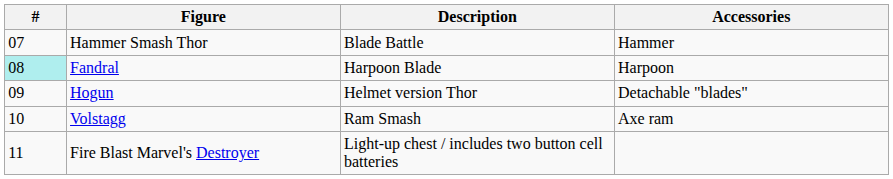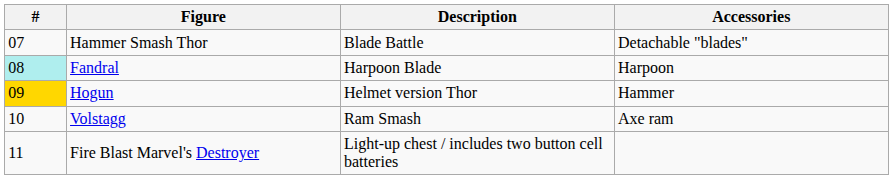(646, 42) Hammer -> (683, 42) Detachable "blades"
(16, 93) no background -> (16, 93) gold background
(683, 93) Detachable "blades" -> (646, 93) Hammer
